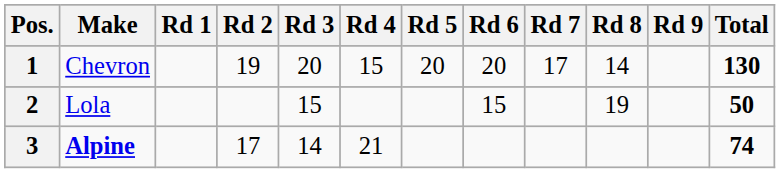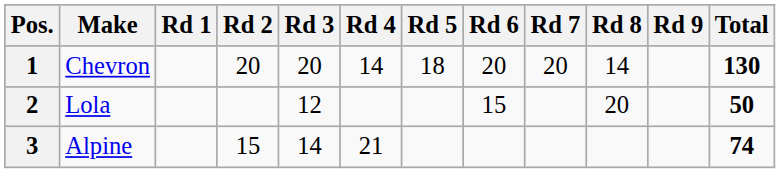(248, 65) 19 -> (248, 65) 20
(371, 65) 15 -> (371, 65) 14
(432, 65) 20 -> (432, 65) 18
(555, 65) 17 -> (555, 65) 20
(309, 106) 15 -> (309, 106) 12
(617, 106) 19 -> (617, 106) 20
(100, 147) bold -> (99, 147) normal
(248, 147) 17 -> (248, 147) 15
